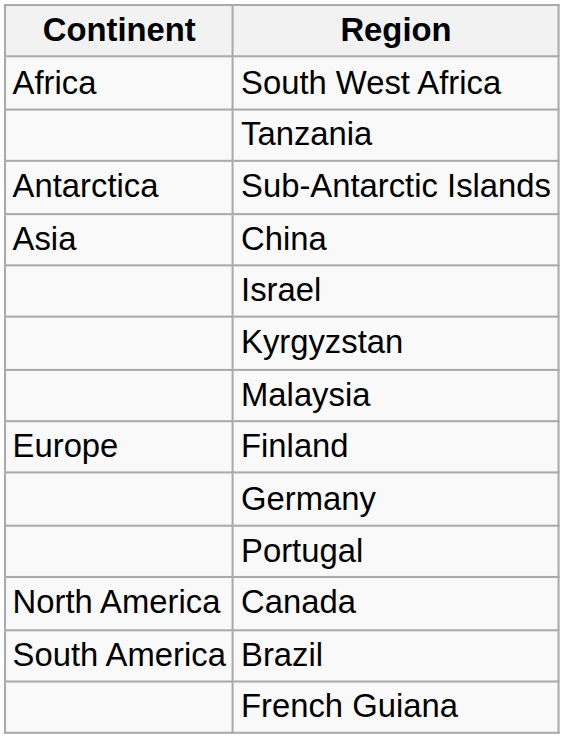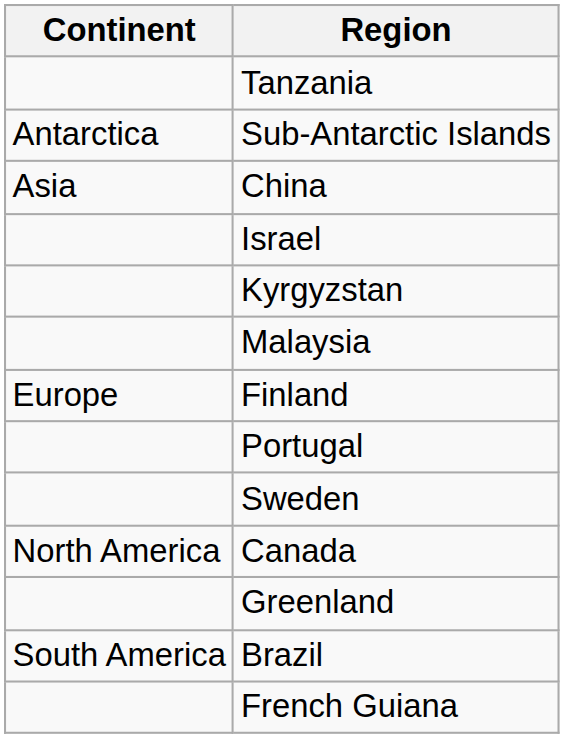- row: (371, 82)
- row: (308, 498)
+ row: (300, 498)
+ row: (318, 602)
